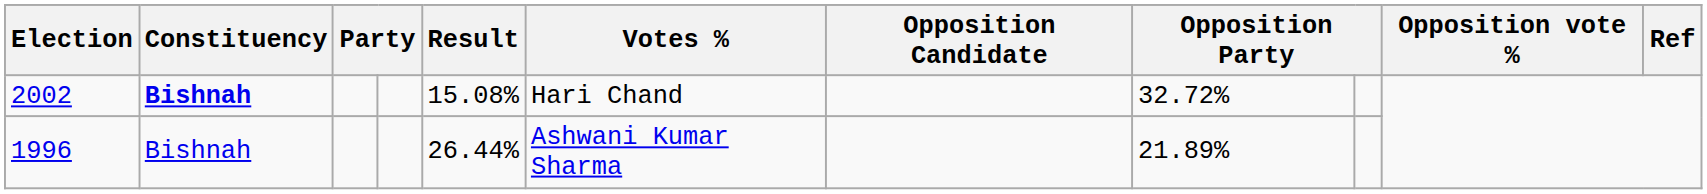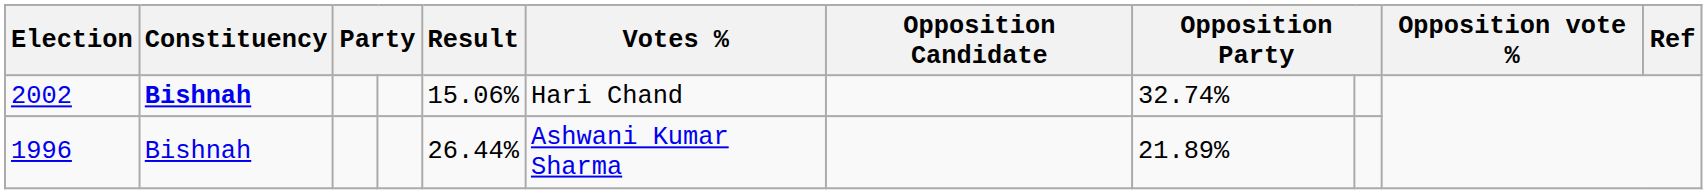(473, 96) 15.08% -> (473, 96) 15.06%
(1184, 96) 32.72% -> (1184, 96) 32.74%
